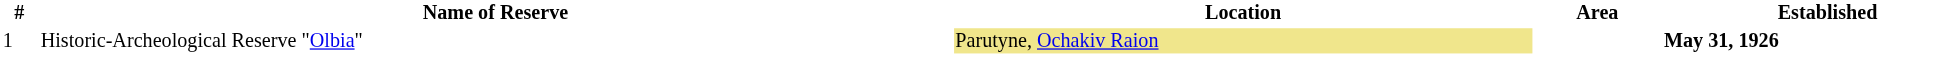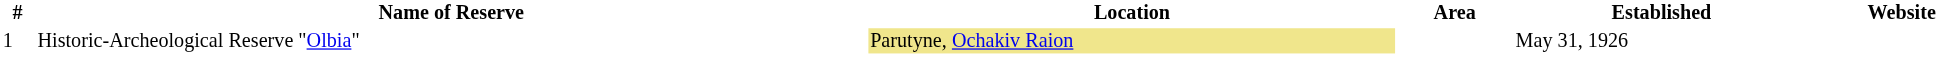+ column: (1902, 12)
(1721, 40) bold -> (1572, 40) normal
